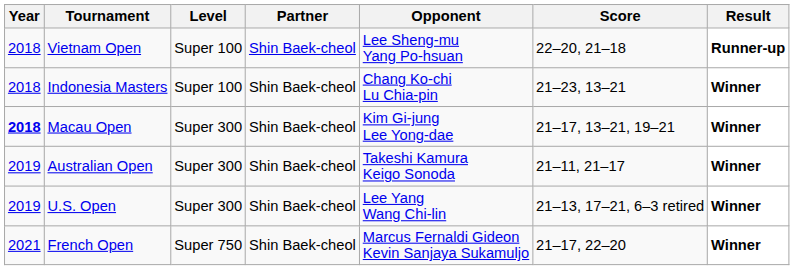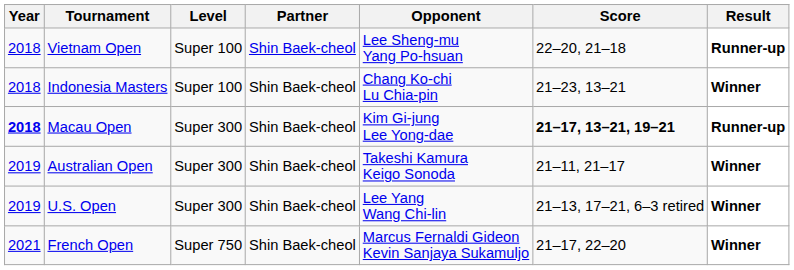(605, 127) normal -> (605, 127) bold
(736, 127) Winner -> (748, 127) Runner-up
